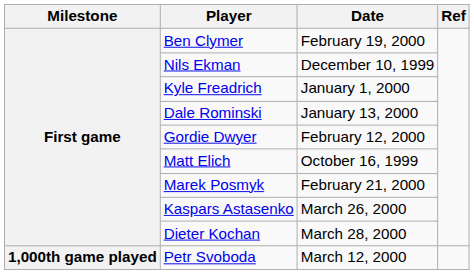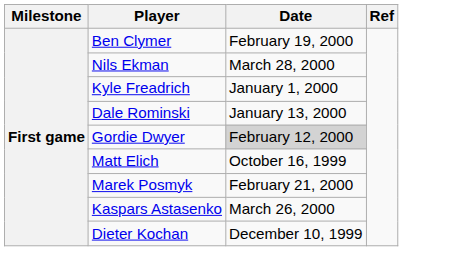(368, 64) December 10, 1999 -> (282, 64) March 28, 2000
(363, 137) no background -> (291, 137) lightgrey background
(354, 233) March 28, 2000 -> (296, 233) December 10, 1999
- row: (210, 257)
